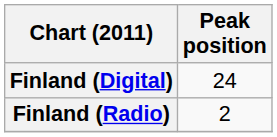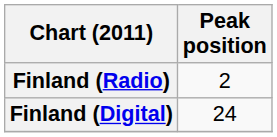rows swapped: (91, 80) <-> (91, 114)
